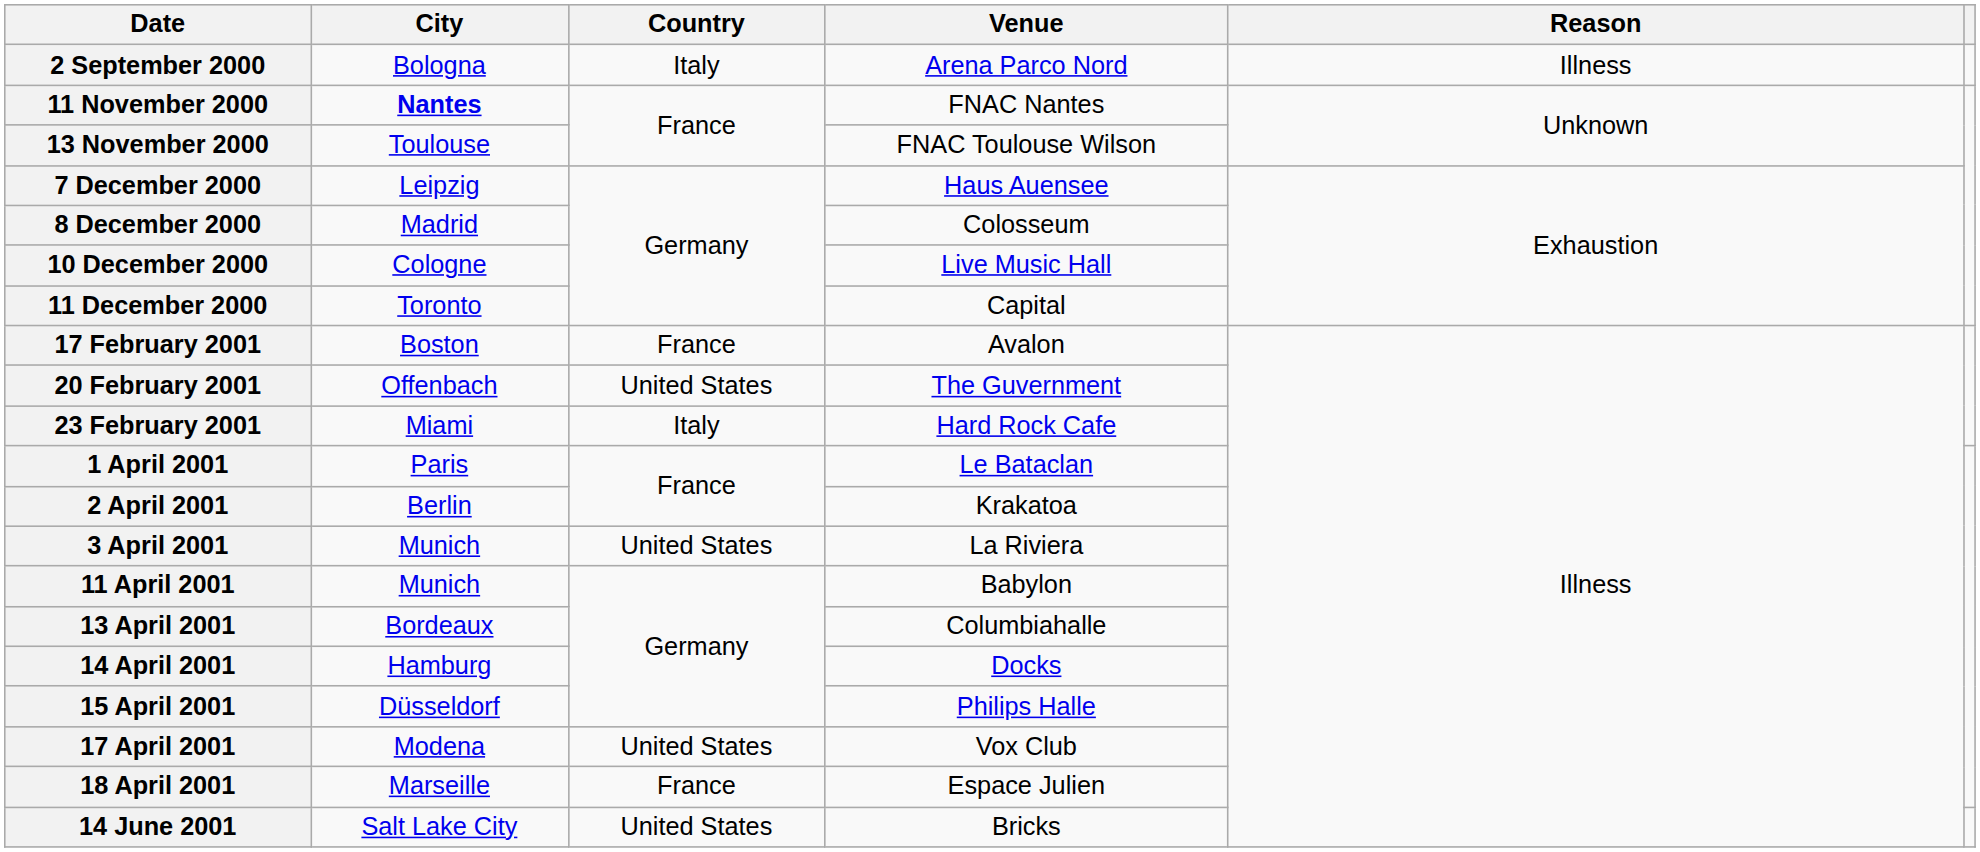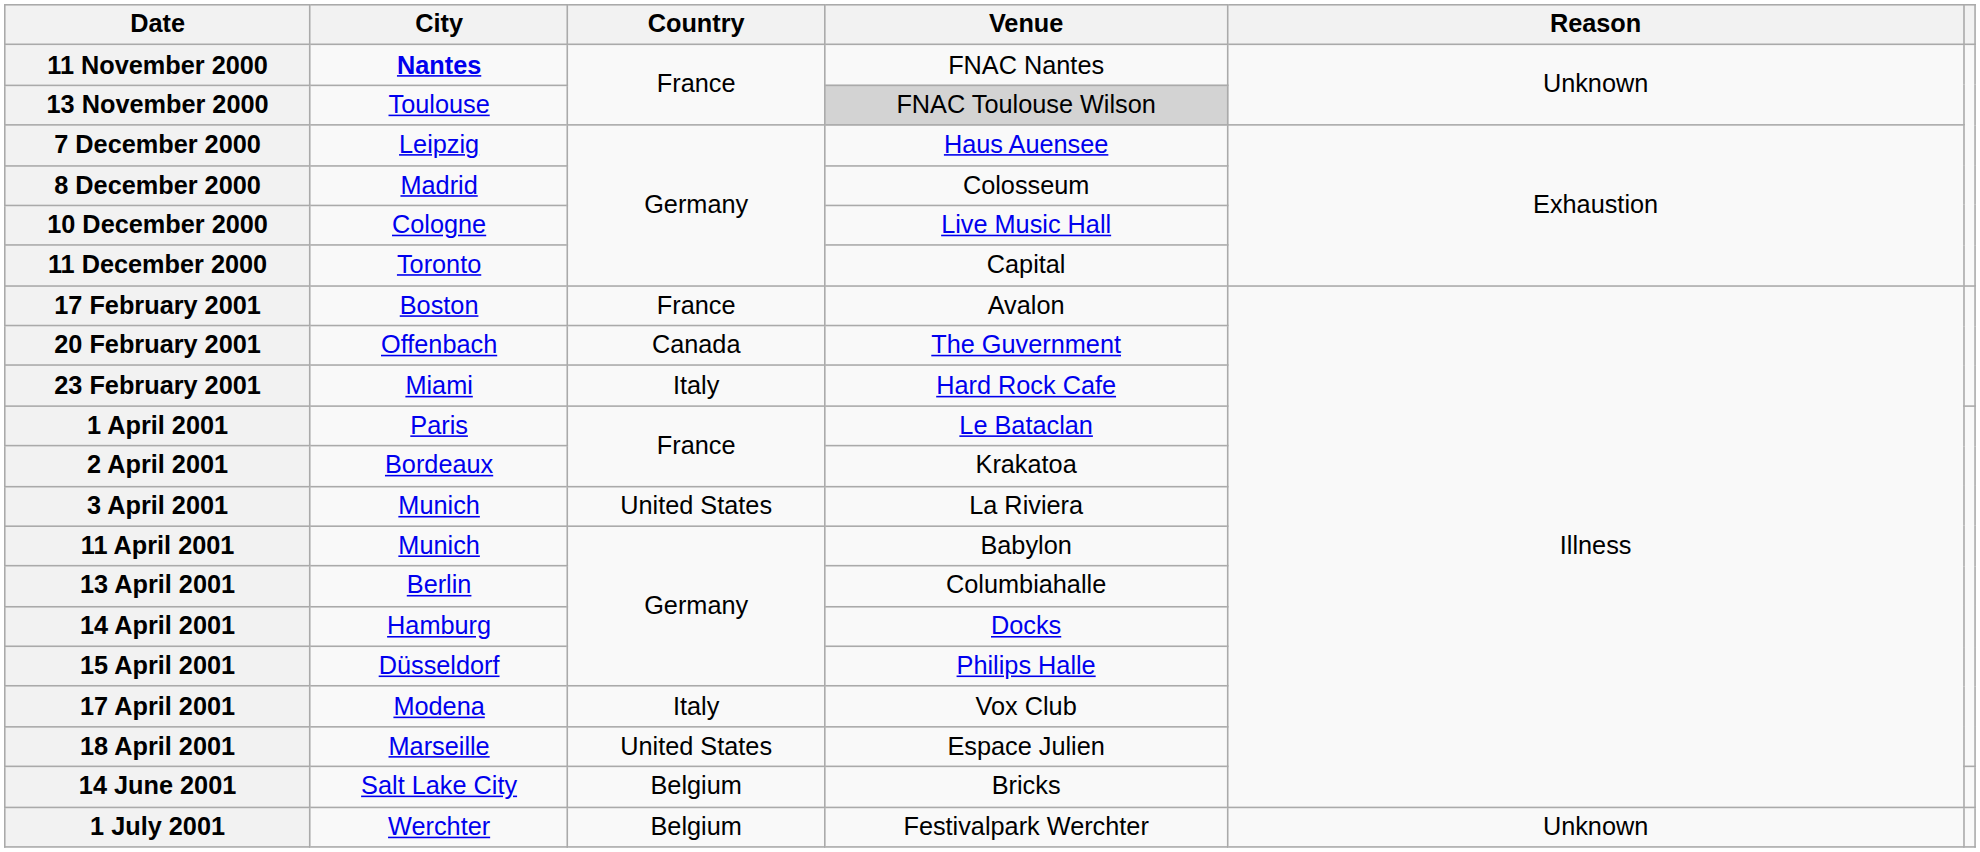- row: (158, 64)
(1026, 144) no background -> (1026, 104) lightgrey background
(696, 385) United States -> (696, 345) Canada
(439, 505) Berlin -> (439, 465) Bordeaux
(439, 625) Bordeaux -> (439, 585) Berlin
(696, 746) United States -> (696, 706) Italy
(696, 786) France -> (696, 746) United States
(696, 826) United States -> (696, 786) Belgium
+ row: (158, 826)
